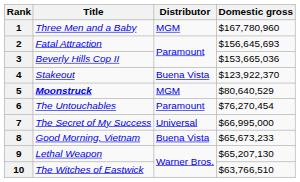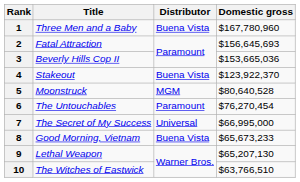(168, 28) MGM -> (183, 28) Buena Vista
(64, 91) bold -> (61, 91) normal
(246, 91) $80,640,529 -> (246, 91) $80,640,528
